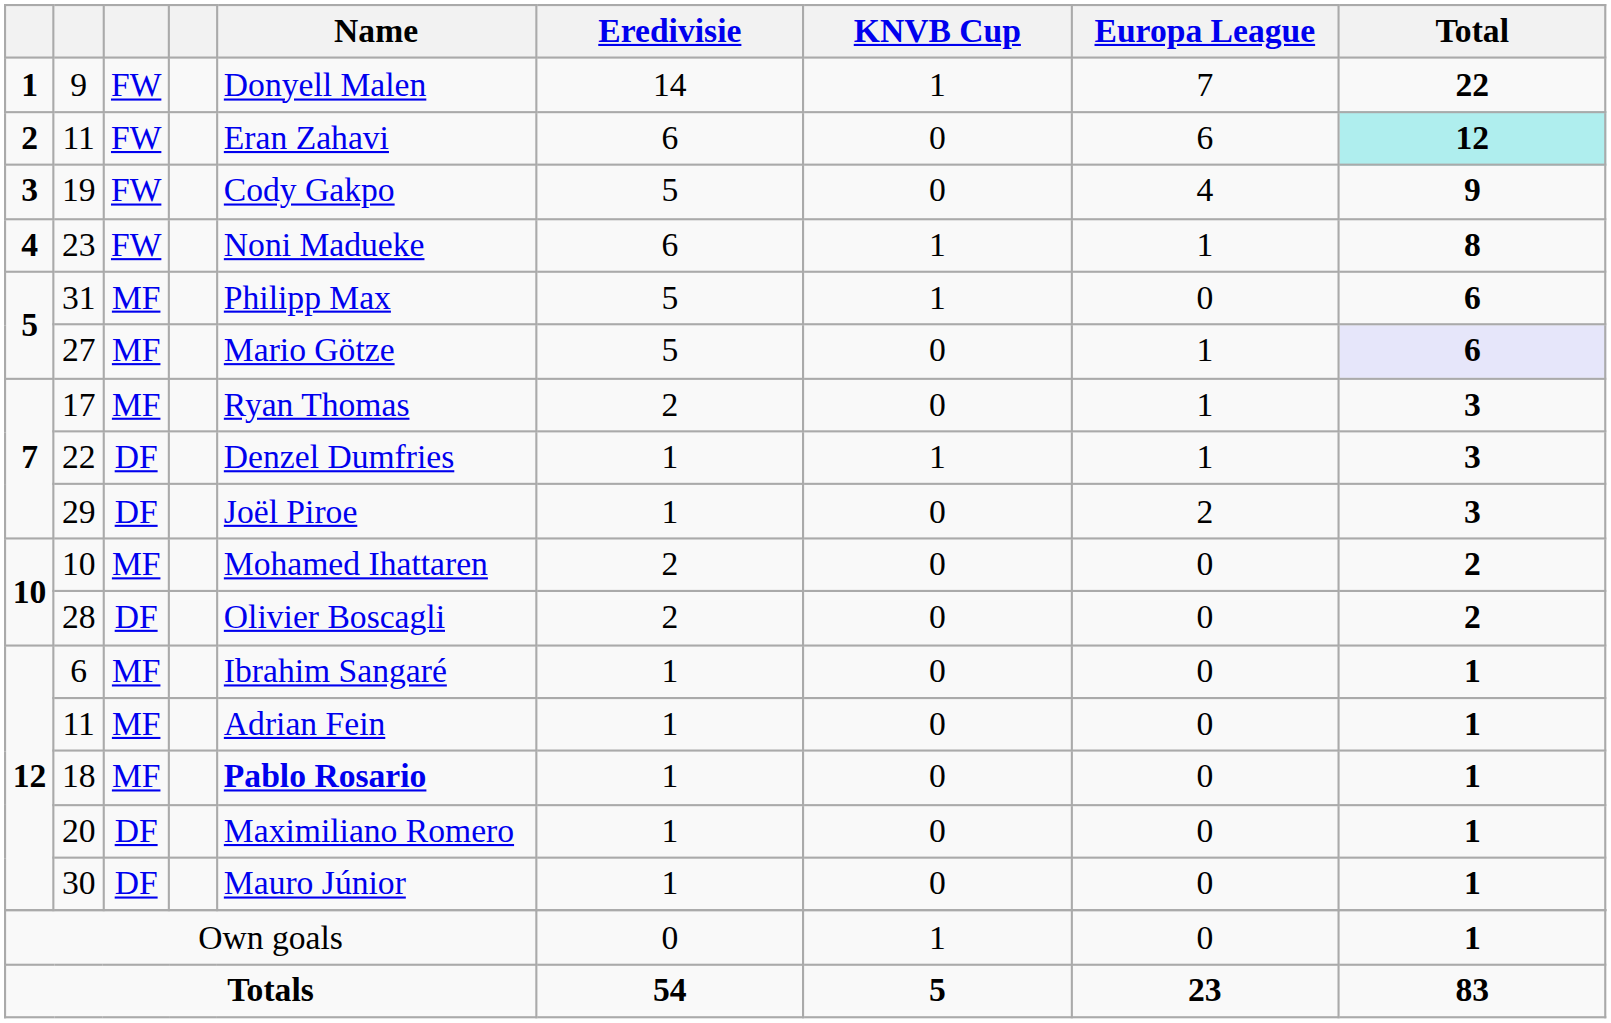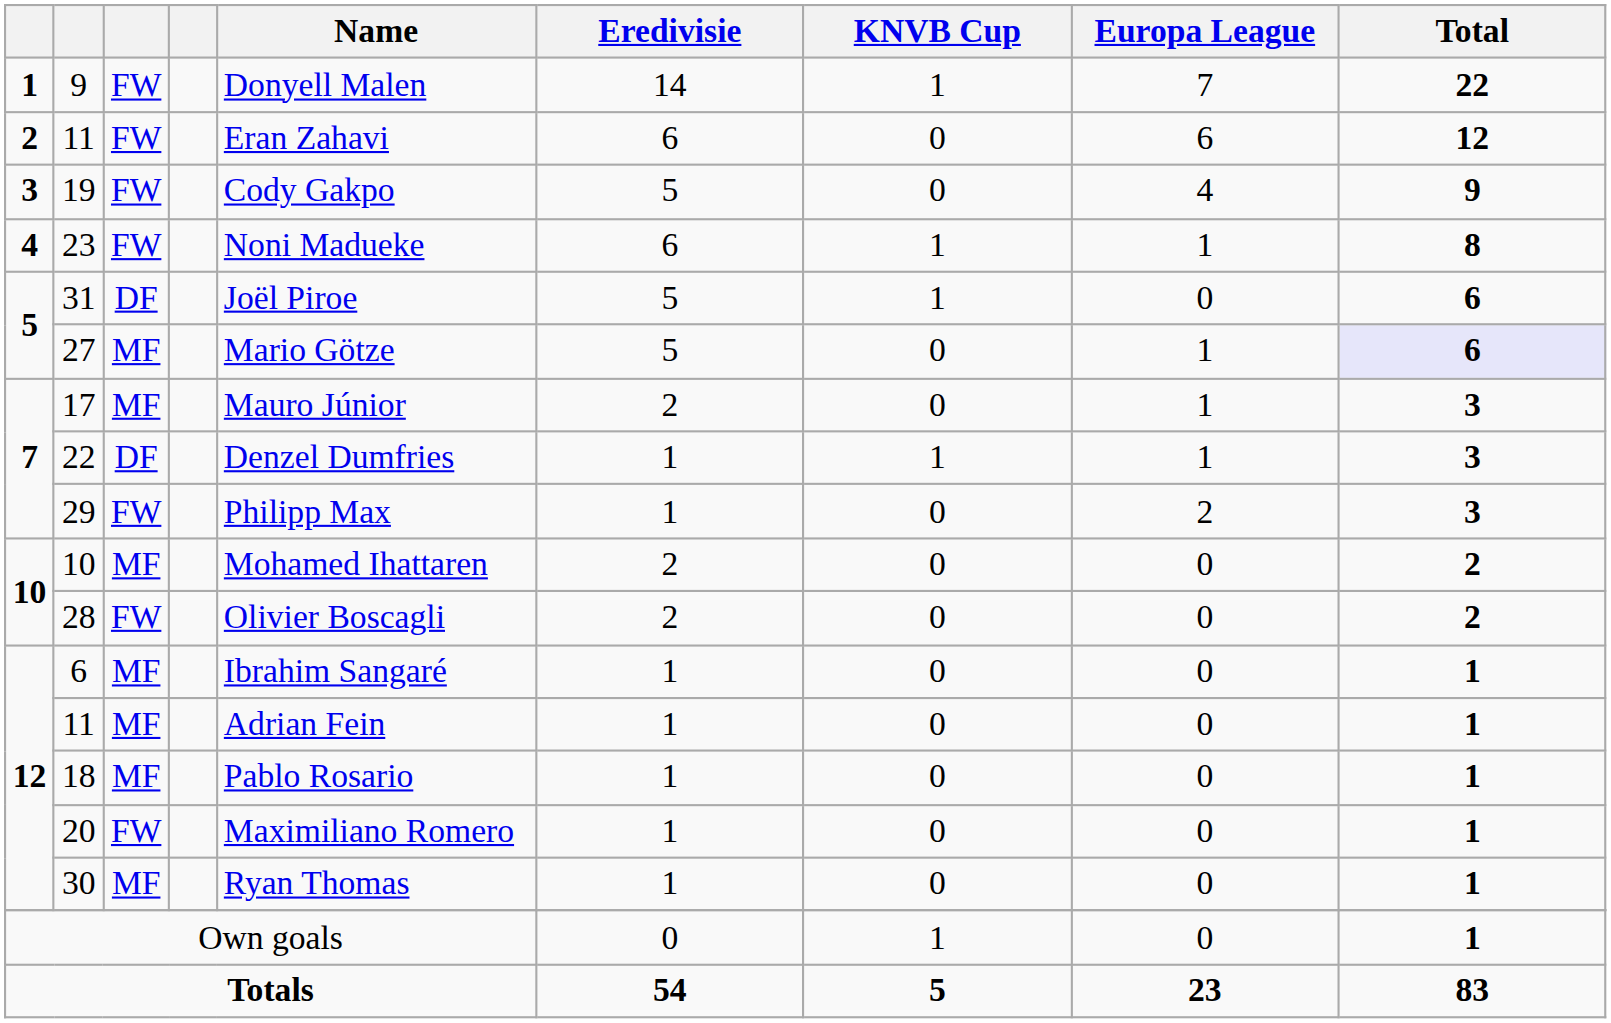(1472, 137) paleturquoise background -> (1472, 137) no background
(136, 297) MF -> (136, 297) DF
(307, 297) Philipp Max -> (291, 297) Joël Piroe
(317, 404) Ryan Thomas -> (315, 404) Mauro Júnior
(136, 510) DF -> (136, 510) FW
(291, 510) Joël Piroe -> (307, 510) Philipp Max
(136, 617) DF -> (136, 617) FW
(325, 777) bold -> (319, 777) normal
(136, 830) DF -> (136, 830) FW
(136, 883) DF -> (136, 883) MF
(315, 883) Mauro Júnior -> (317, 883) Ryan Thomas
